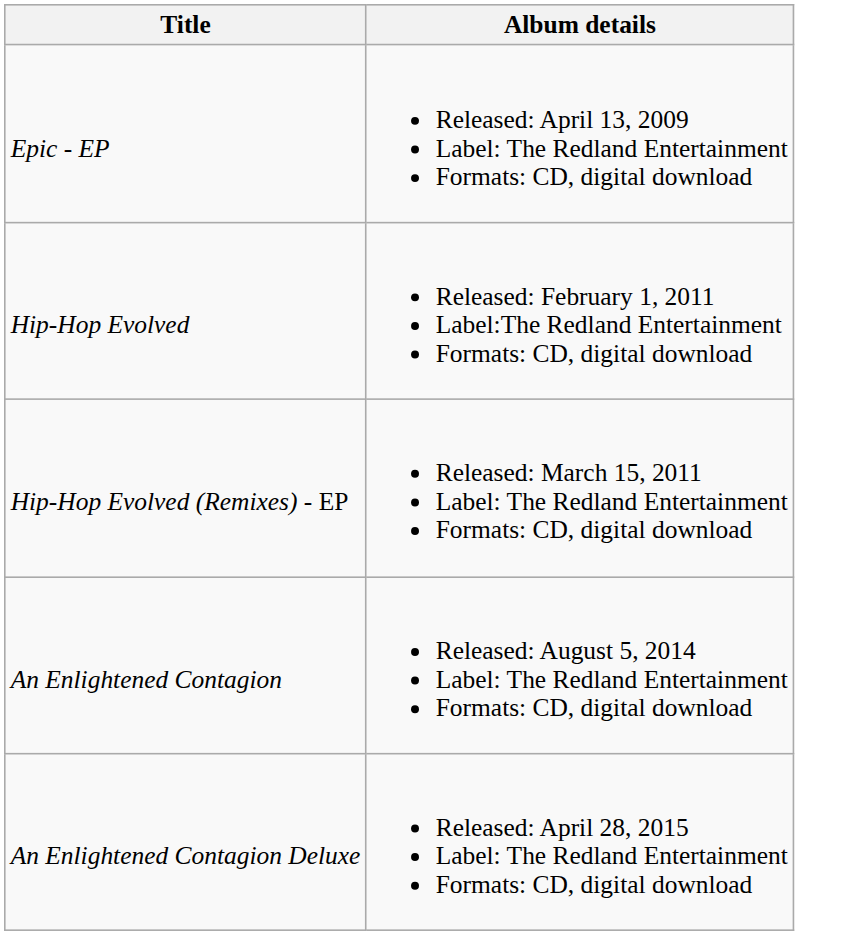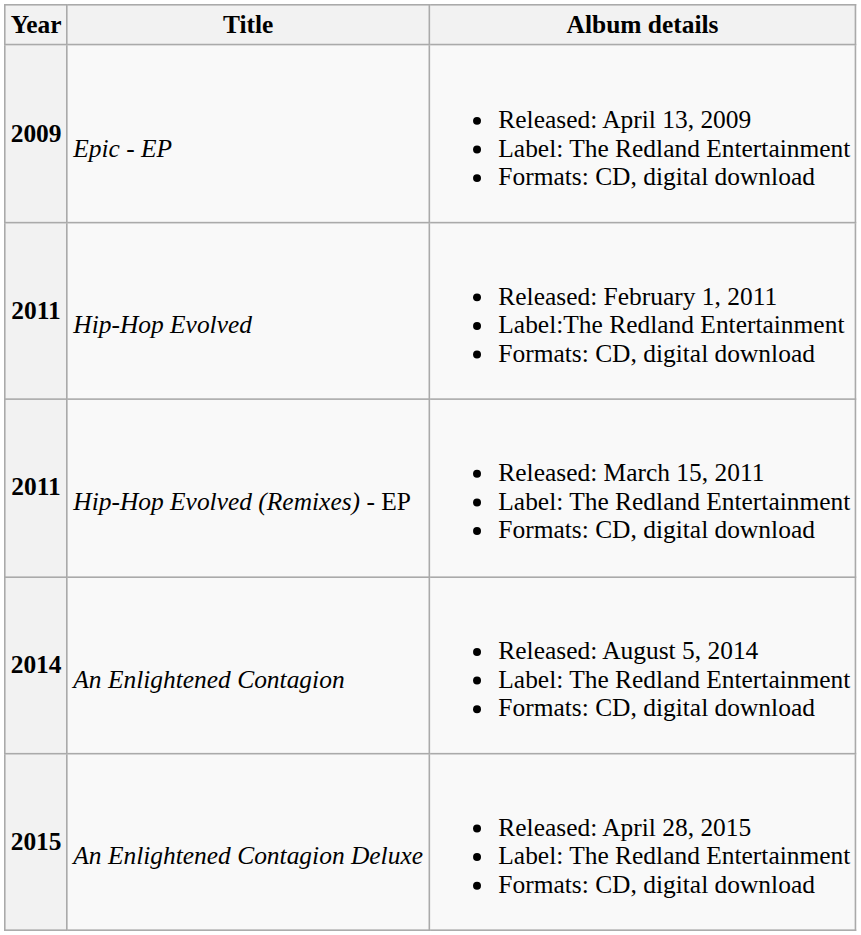+ column: (36, 24)
